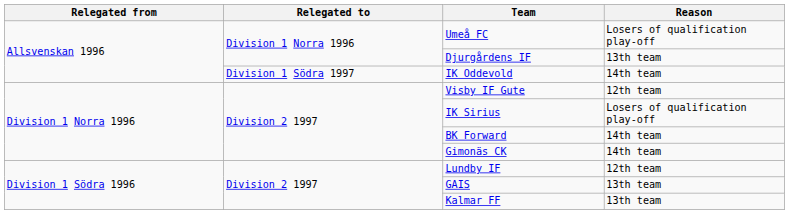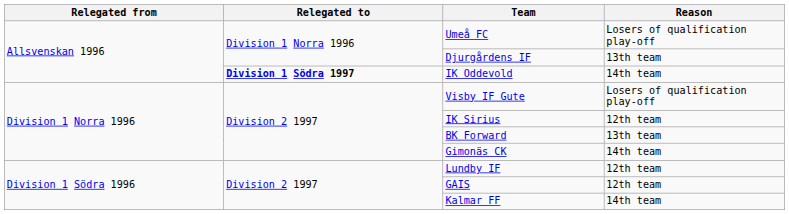(290, 74) normal -> (290, 74) bold
(634, 90) 12th team -> (676, 96) Losers of qualification play-off
(676, 113) Losers of qualification play-off -> (634, 119) 12th team
(634, 135) 14th team -> (634, 135) 13th team
(634, 185) 13th team -> (634, 185) 12th team
(634, 201) 13th team -> (634, 201) 14th team
